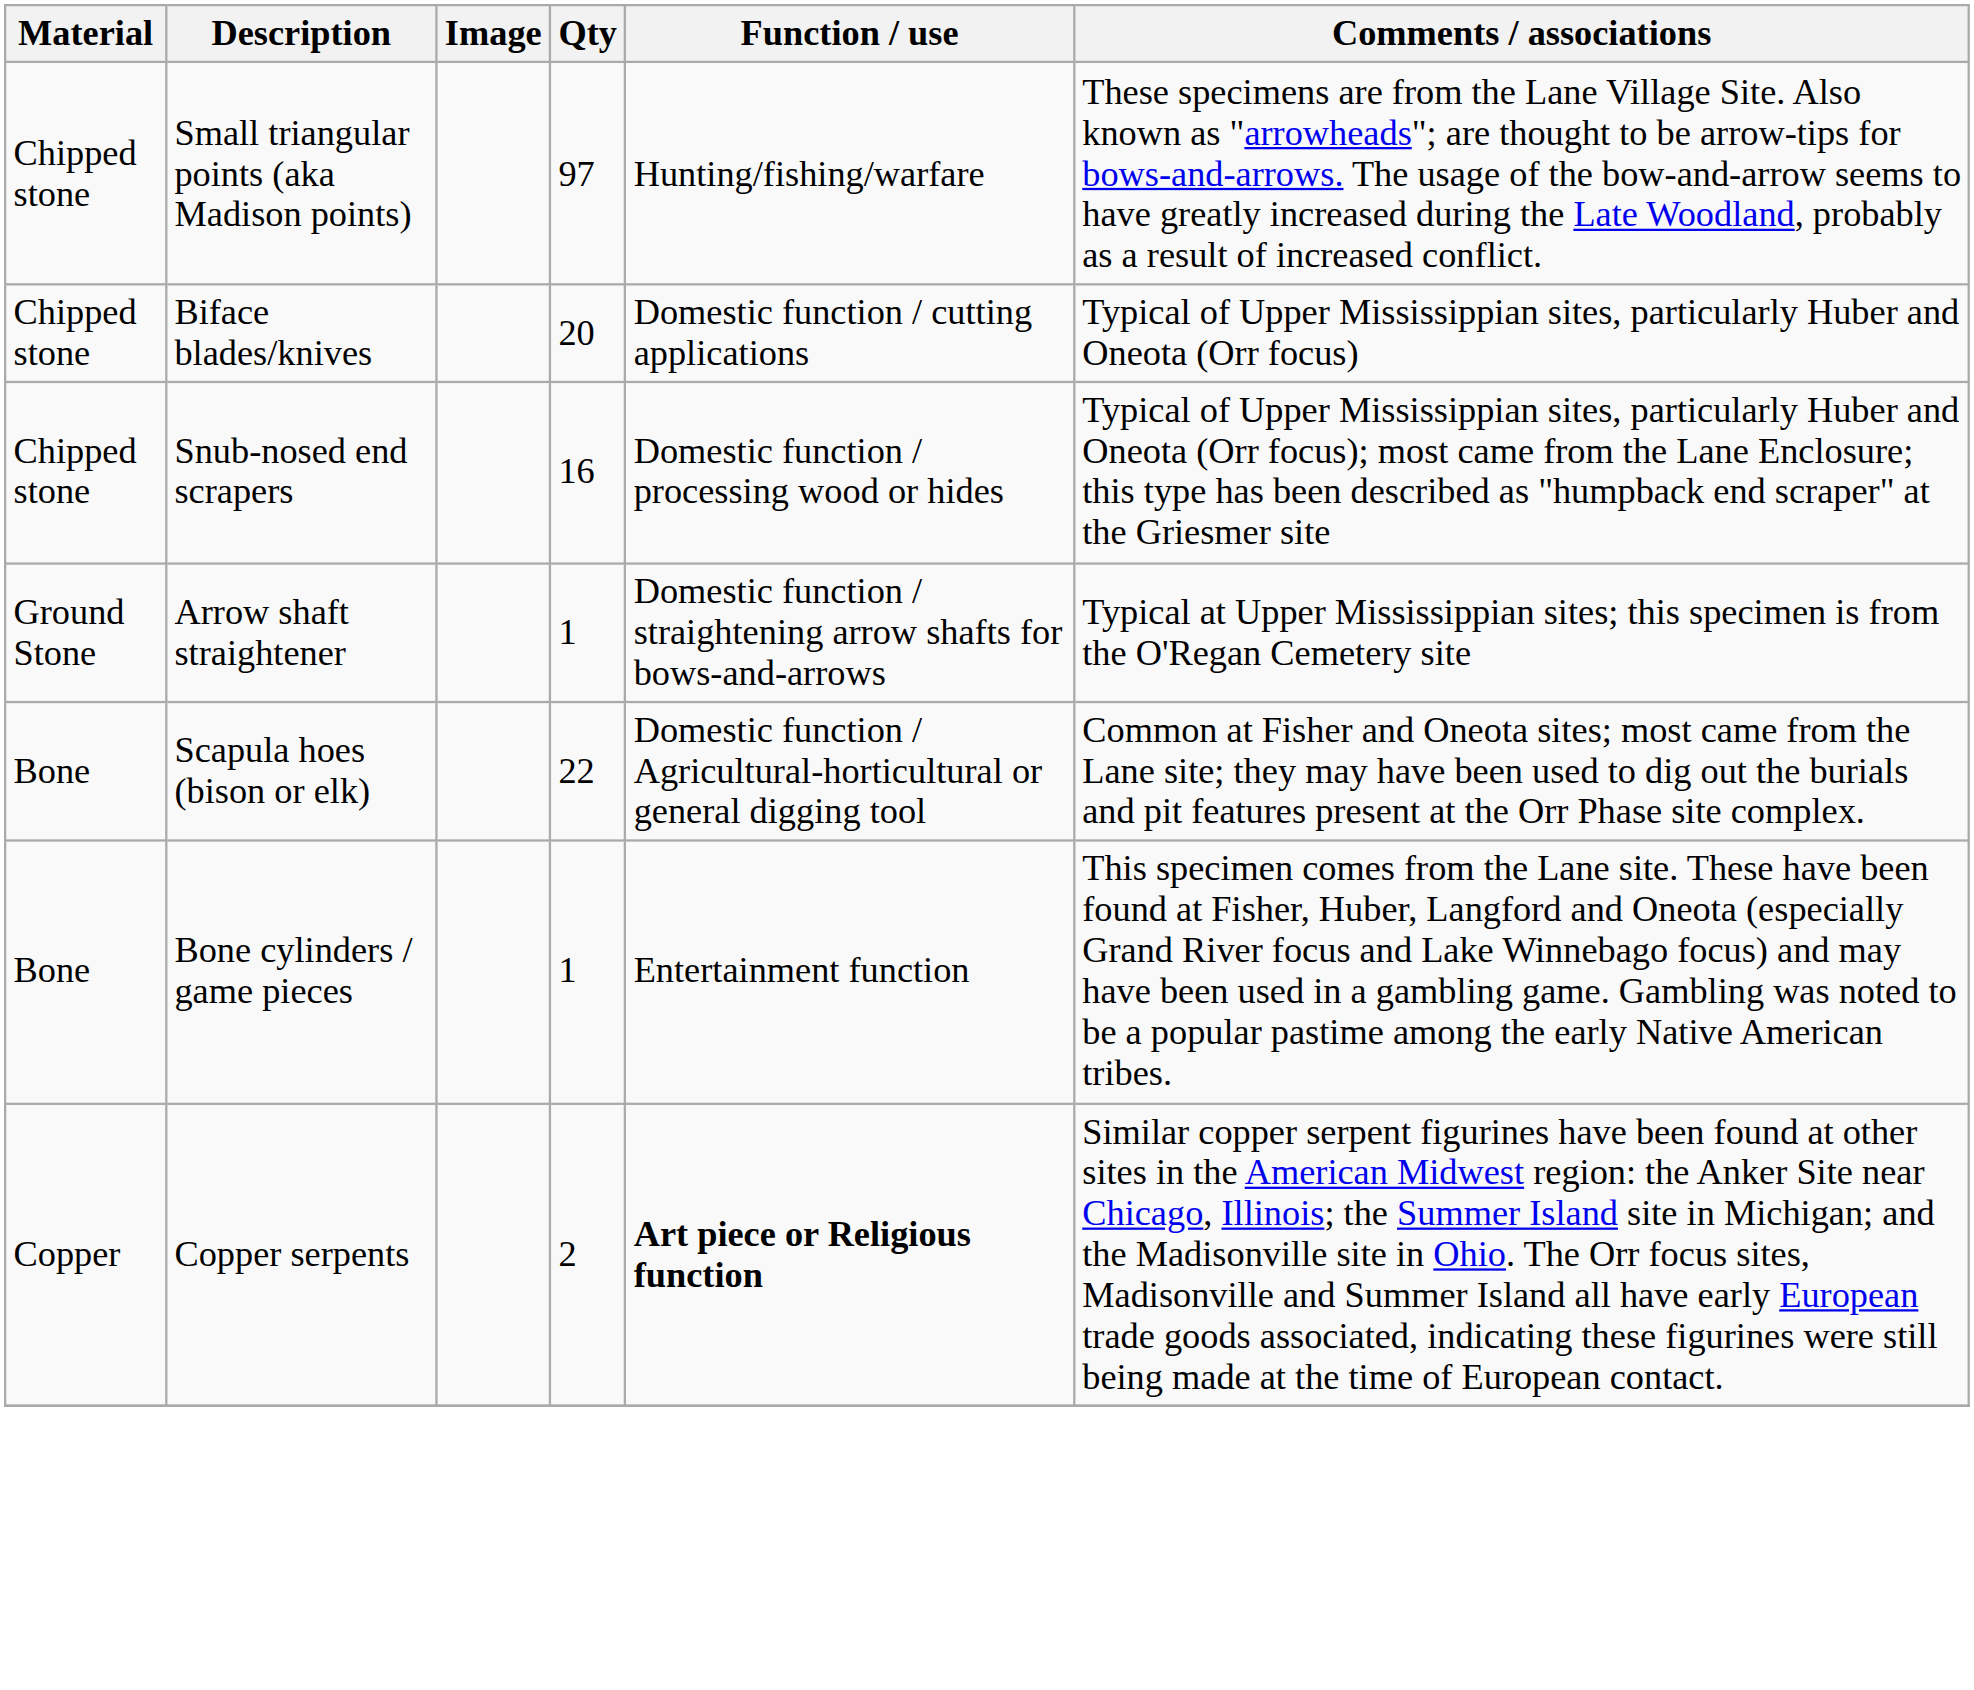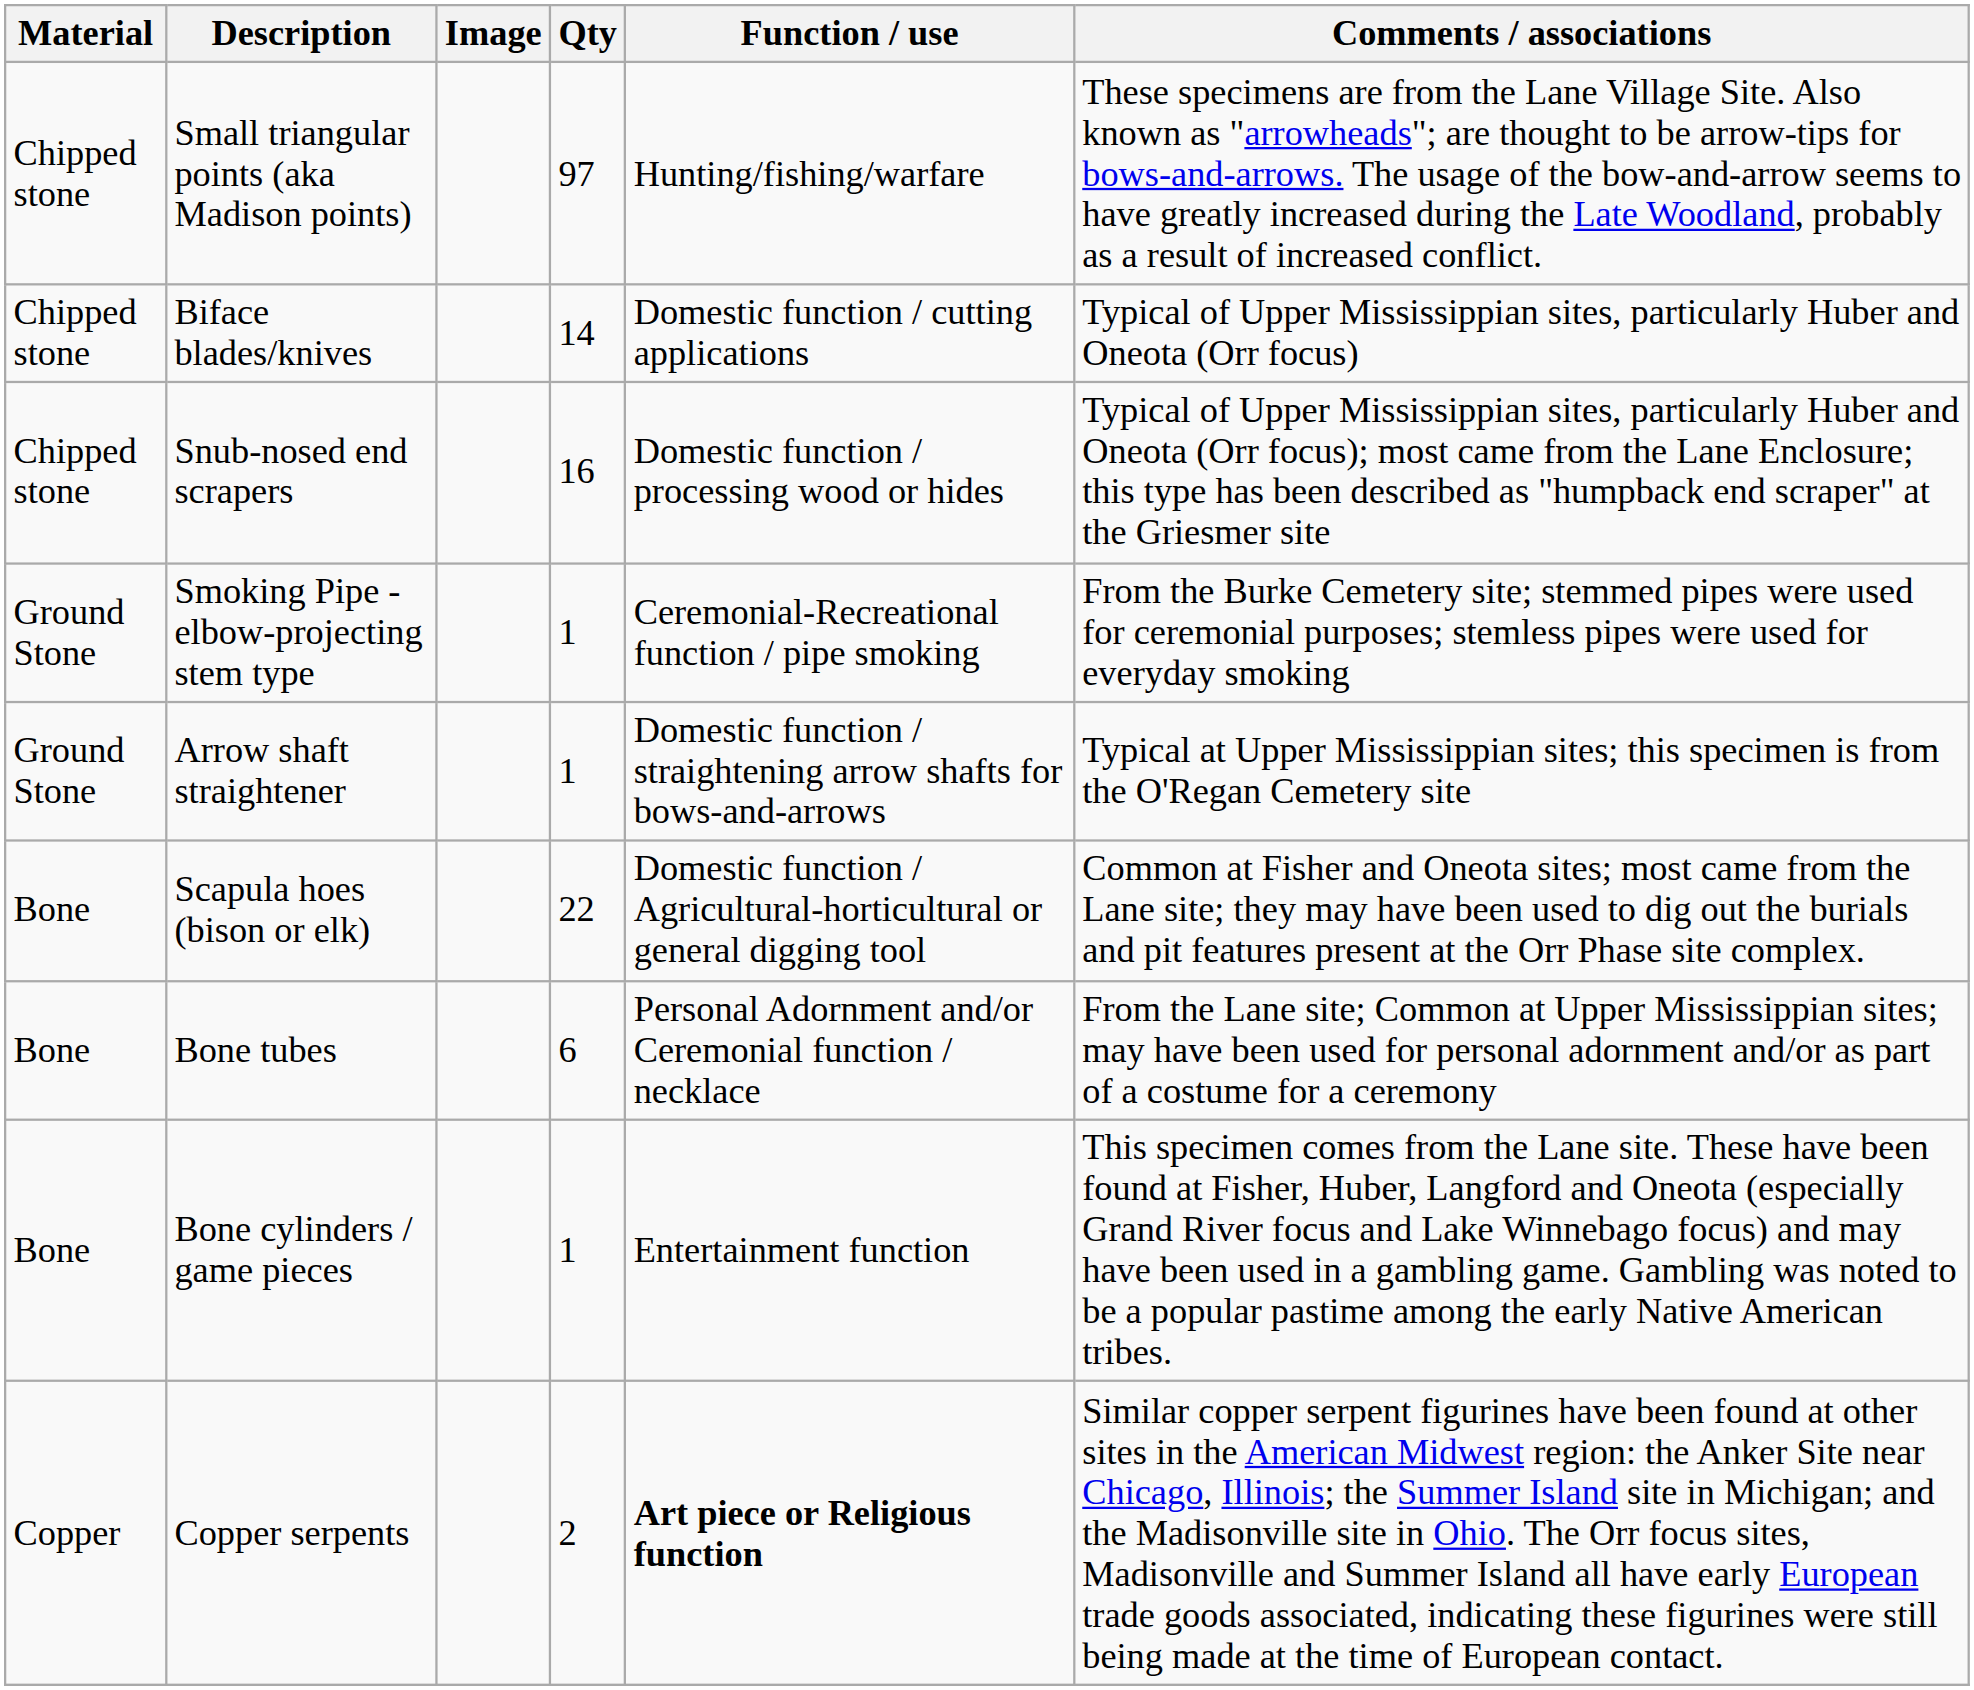(577, 332) 20 -> (577, 332) 14
+ row: (299, 631)
+ row: (256, 1049)
